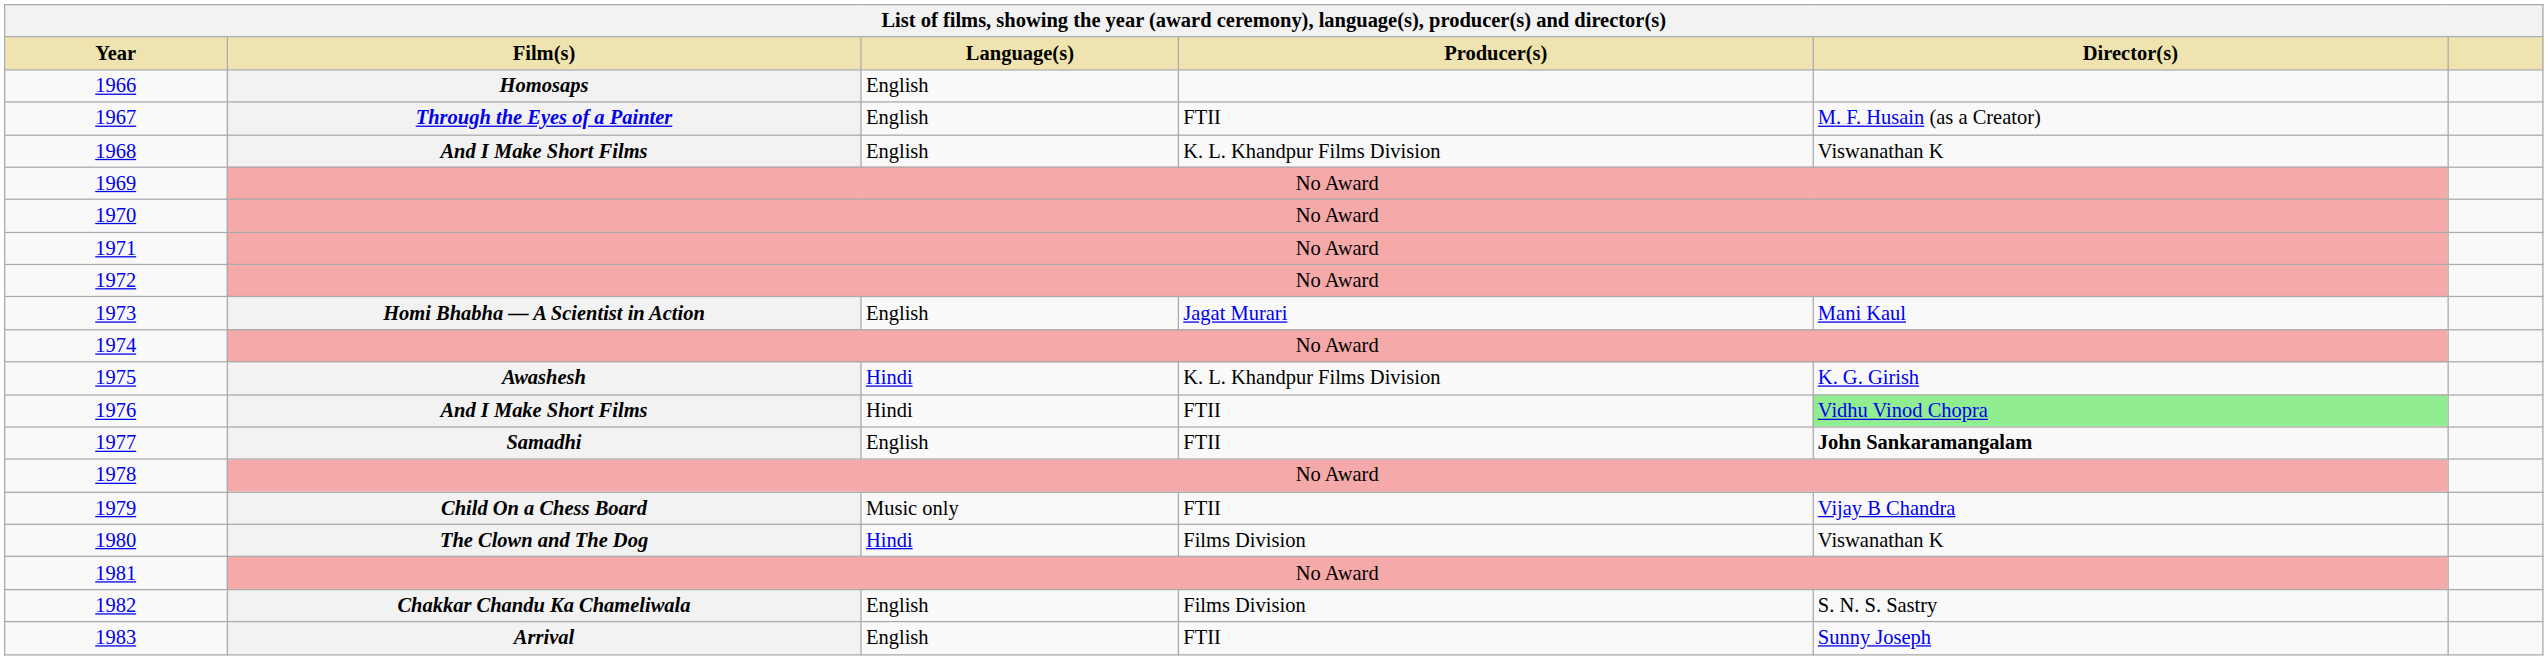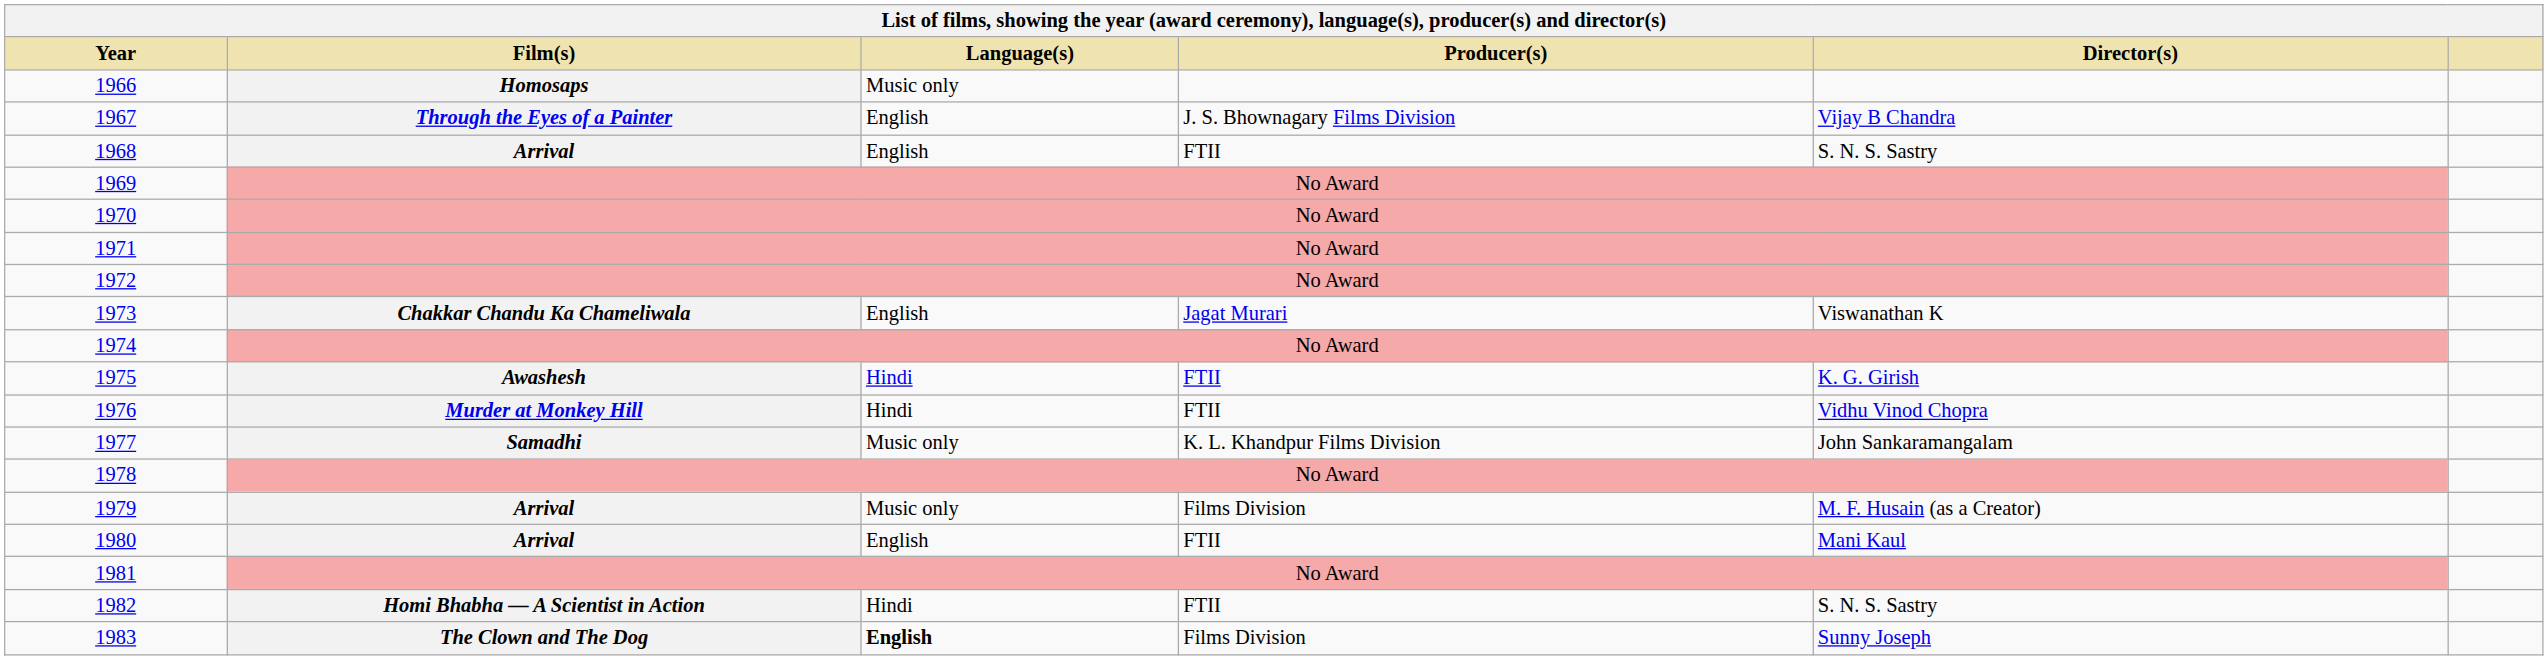(897, 85) English -> (912, 85) Music only
(1202, 118) FTII -> (1319, 118) J. S. Bhownagary Films Division
(1929, 118) M. F. Husain (as a Creator) -> (1887, 118) Vijay B Chandra
(544, 150) And I Make Short Films -> (544, 150) Arrival
(1312, 150) K. L. Khandpur Films Division -> (1202, 150) FTII
(1881, 150) Viswanathan K -> (1878, 150) S. N. S. Sastry
(544, 313) Homi Bhabha — A Scientist in Action -> (544, 313) Chakkar Chandu Ka Chameliwala
(1862, 313) Mani Kaul -> (1881, 313) Viswanathan K
(1312, 378) K. L. Khandpur Films Division -> (1202, 378) FTII
(544, 410) And I Make Short Films -> (544, 410) Murder at Monkey Hill
(1903, 410) lightgreen background -> (1903, 410) no background
(897, 442) English -> (912, 442) Music only
(1202, 442) FTII -> (1312, 442) K. L. Khandpur Films Division
(1925, 442) bold -> (1915, 442) normal
(544, 507) Child On a Chess Board -> (544, 507) Arrival
(1202, 507) FTII -> (1244, 507) Films Division
(1887, 507) Vijay B Chandra -> (1929, 507) M. F. Husain (as a Creator)
(544, 540) The Clown and The Dog -> (544, 540) Arrival
(889, 540) Hindi -> (897, 540) English
(1244, 540) Films Division -> (1202, 540) FTII
(1881, 540) Viswanathan K -> (1862, 540) Mani Kaul
(544, 605) Chakkar Chandu Ka Chameliwala -> (544, 605) Homi Bhabha — A Scientist in Action
(897, 605) English -> (889, 605) Hindi
(1244, 605) Films Division -> (1202, 605) FTII
(544, 637) Arrival -> (544, 637) The Clown and The Dog
(897, 637) normal -> (899, 637) bold
(1202, 637) FTII -> (1244, 637) Films Division
